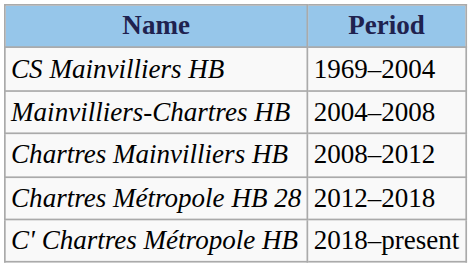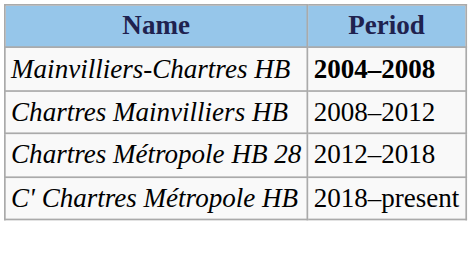- row: (118, 68)
(375, 111) normal -> (375, 68) bold
